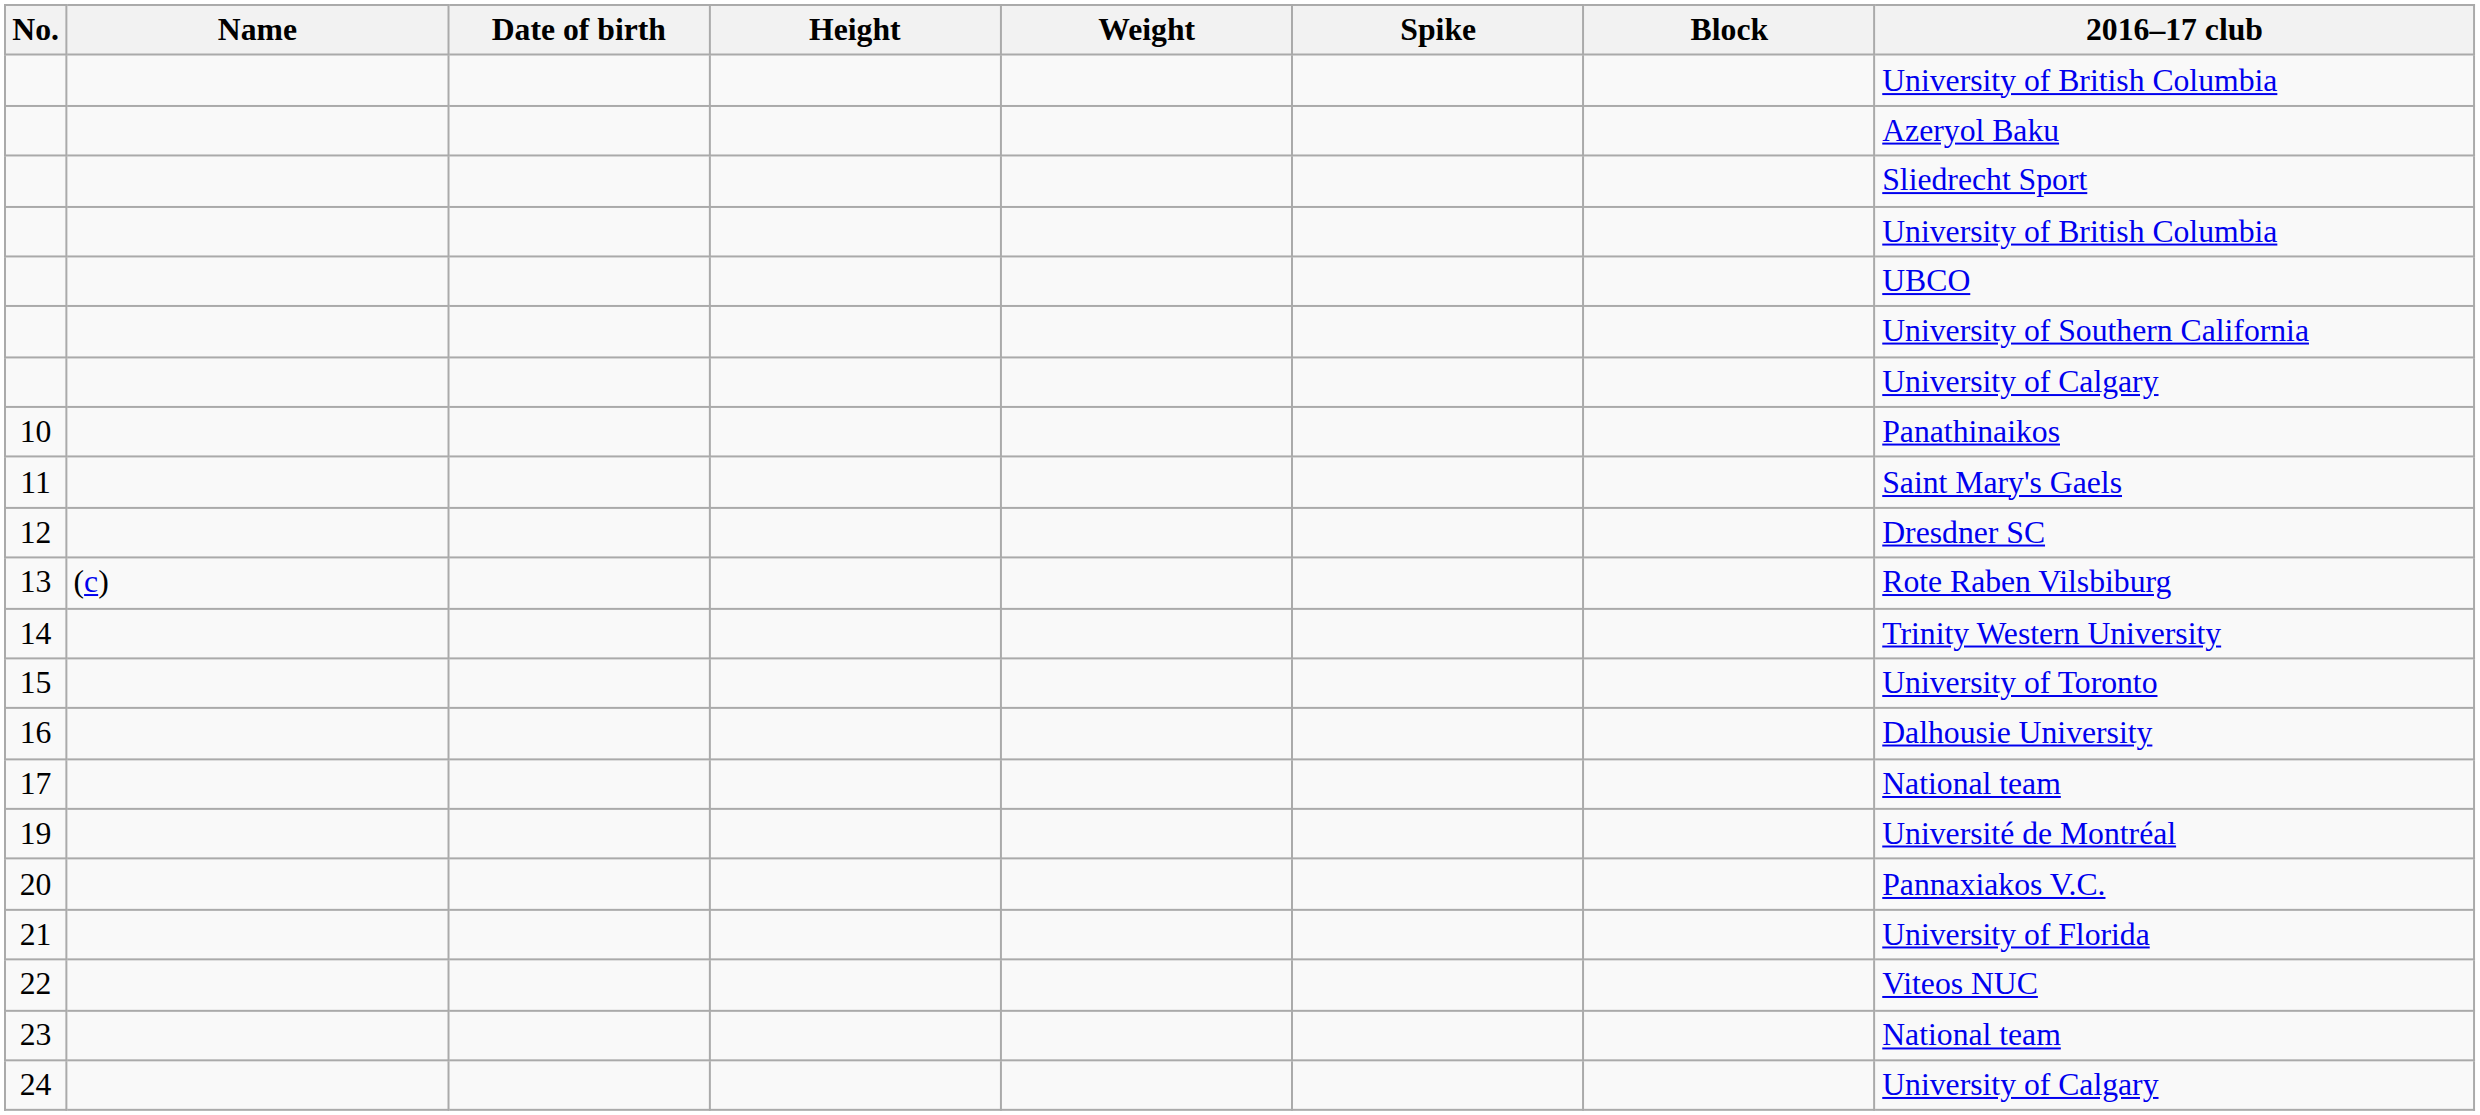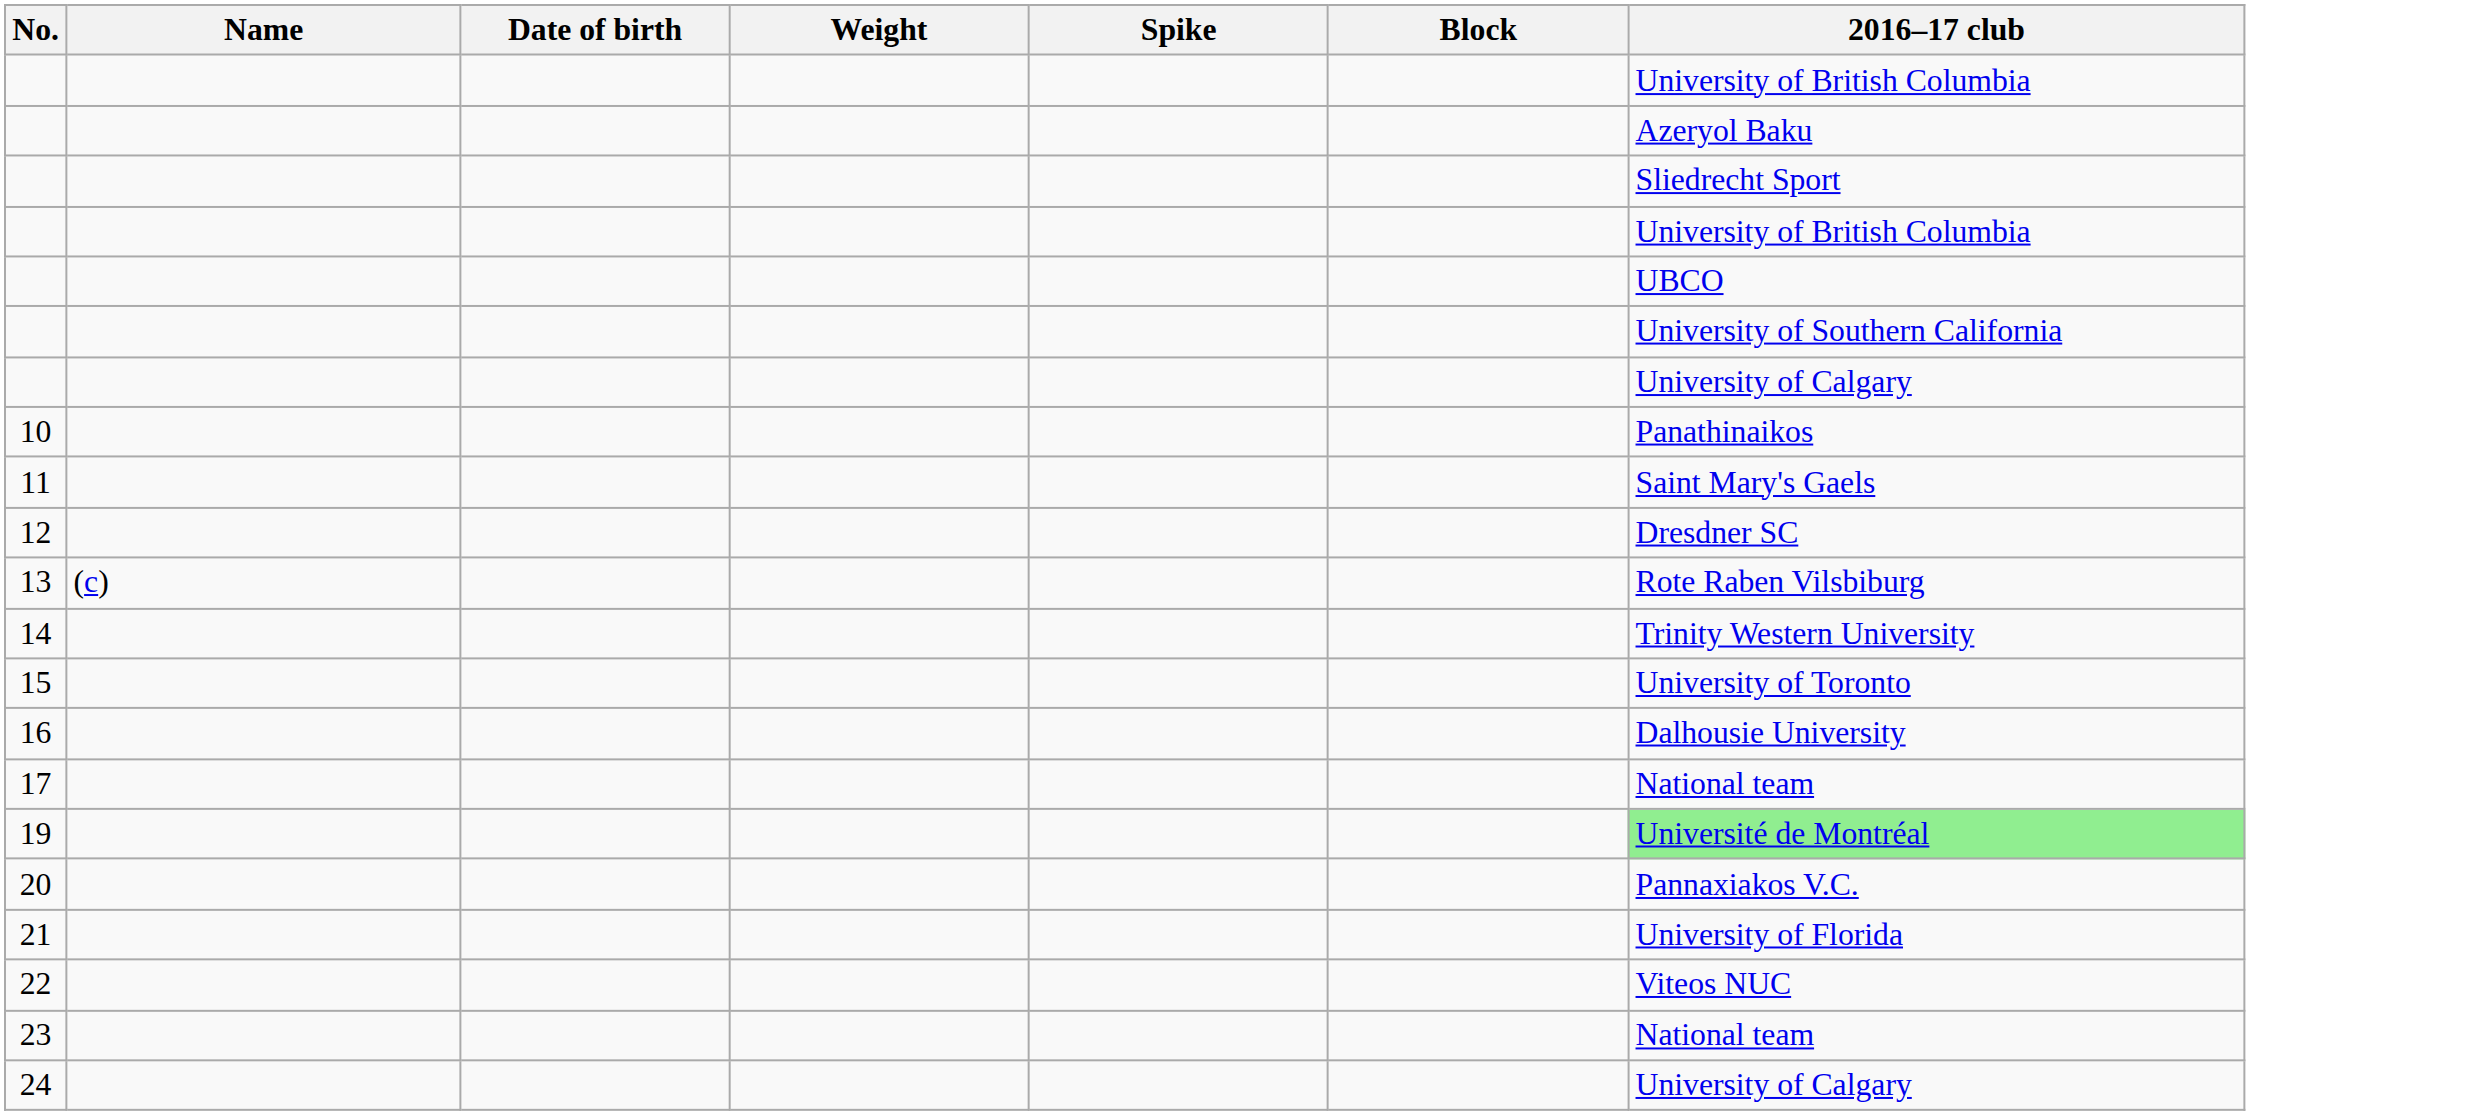- column: (855, 29)
(2029, 833) no background -> (1782, 833) lightgreen background
